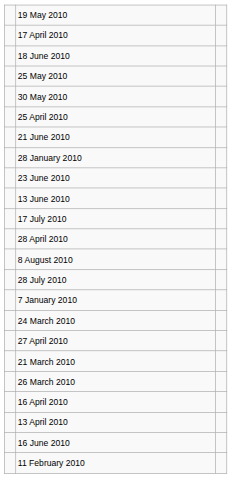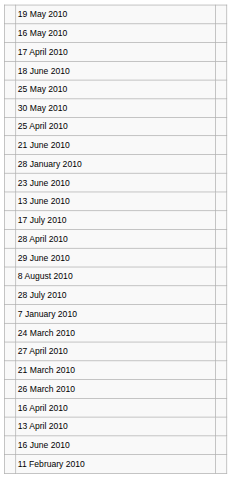+ row: (43, 33)
+ row: (44, 258)
